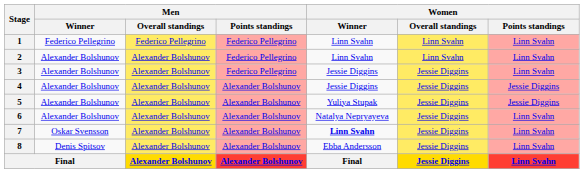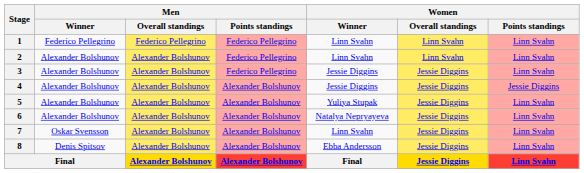(534, 101) Jessie Diggins -> (534, 101) Linn Svahn
(352, 131) bold -> (352, 131) normal
